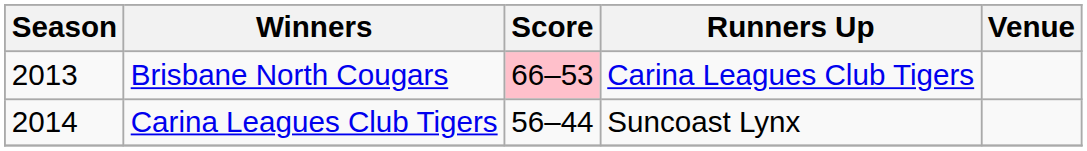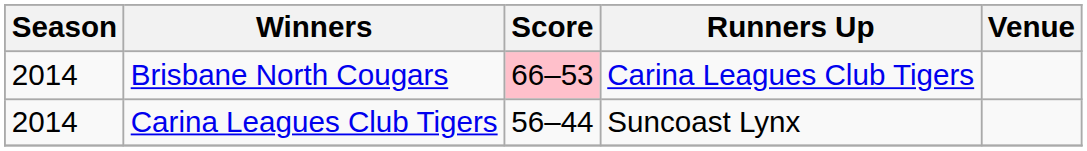(45, 74) 2013 -> (45, 74) 2014
